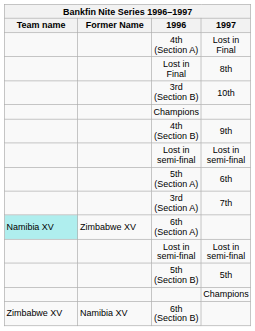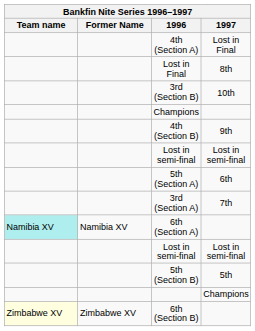(108, 227) Zimbabwe XV -> (104, 227) Namibia XV
(34, 313) no background -> (34, 313) lightyellow background
(104, 313) Namibia XV -> (108, 313) Zimbabwe XV
